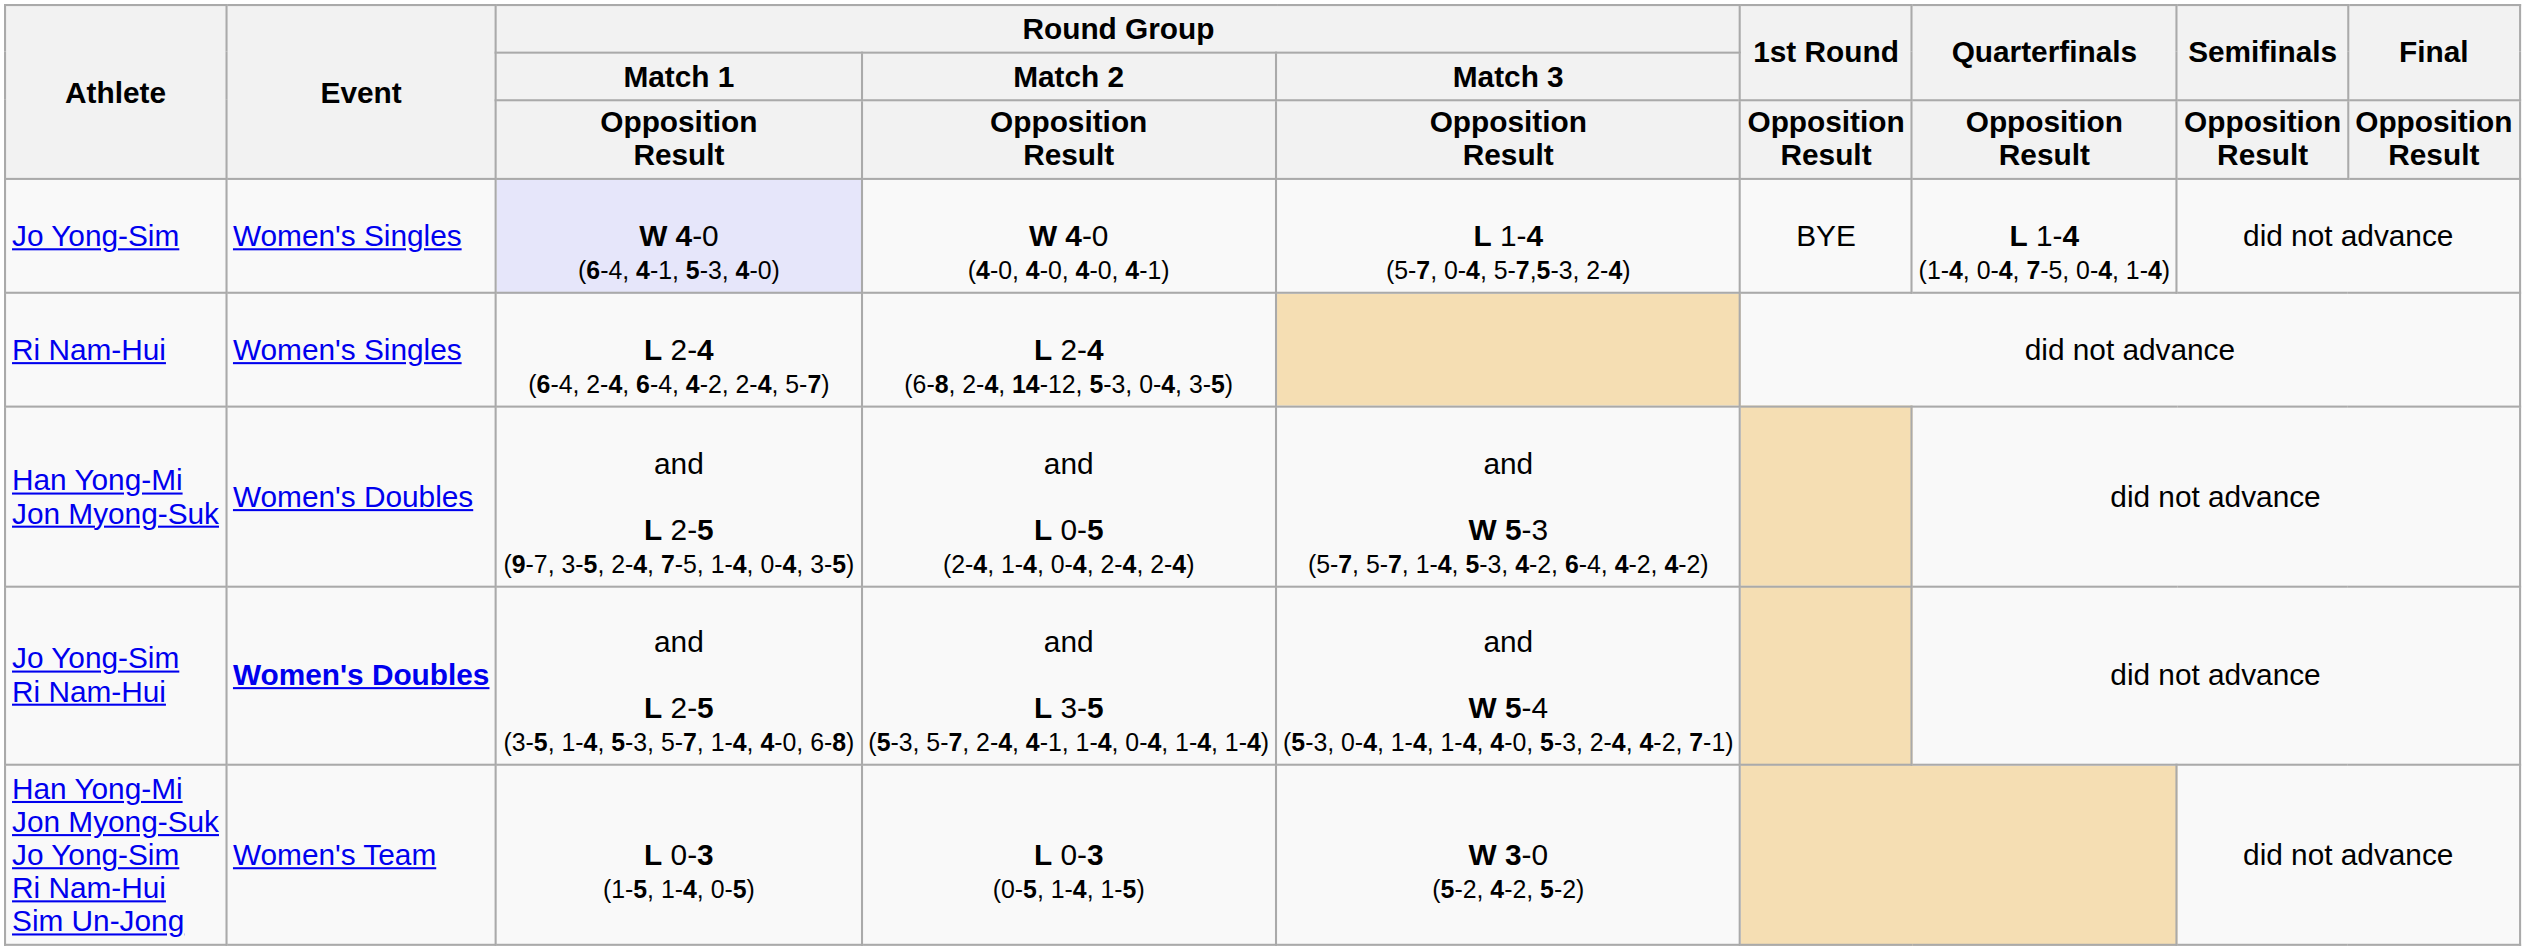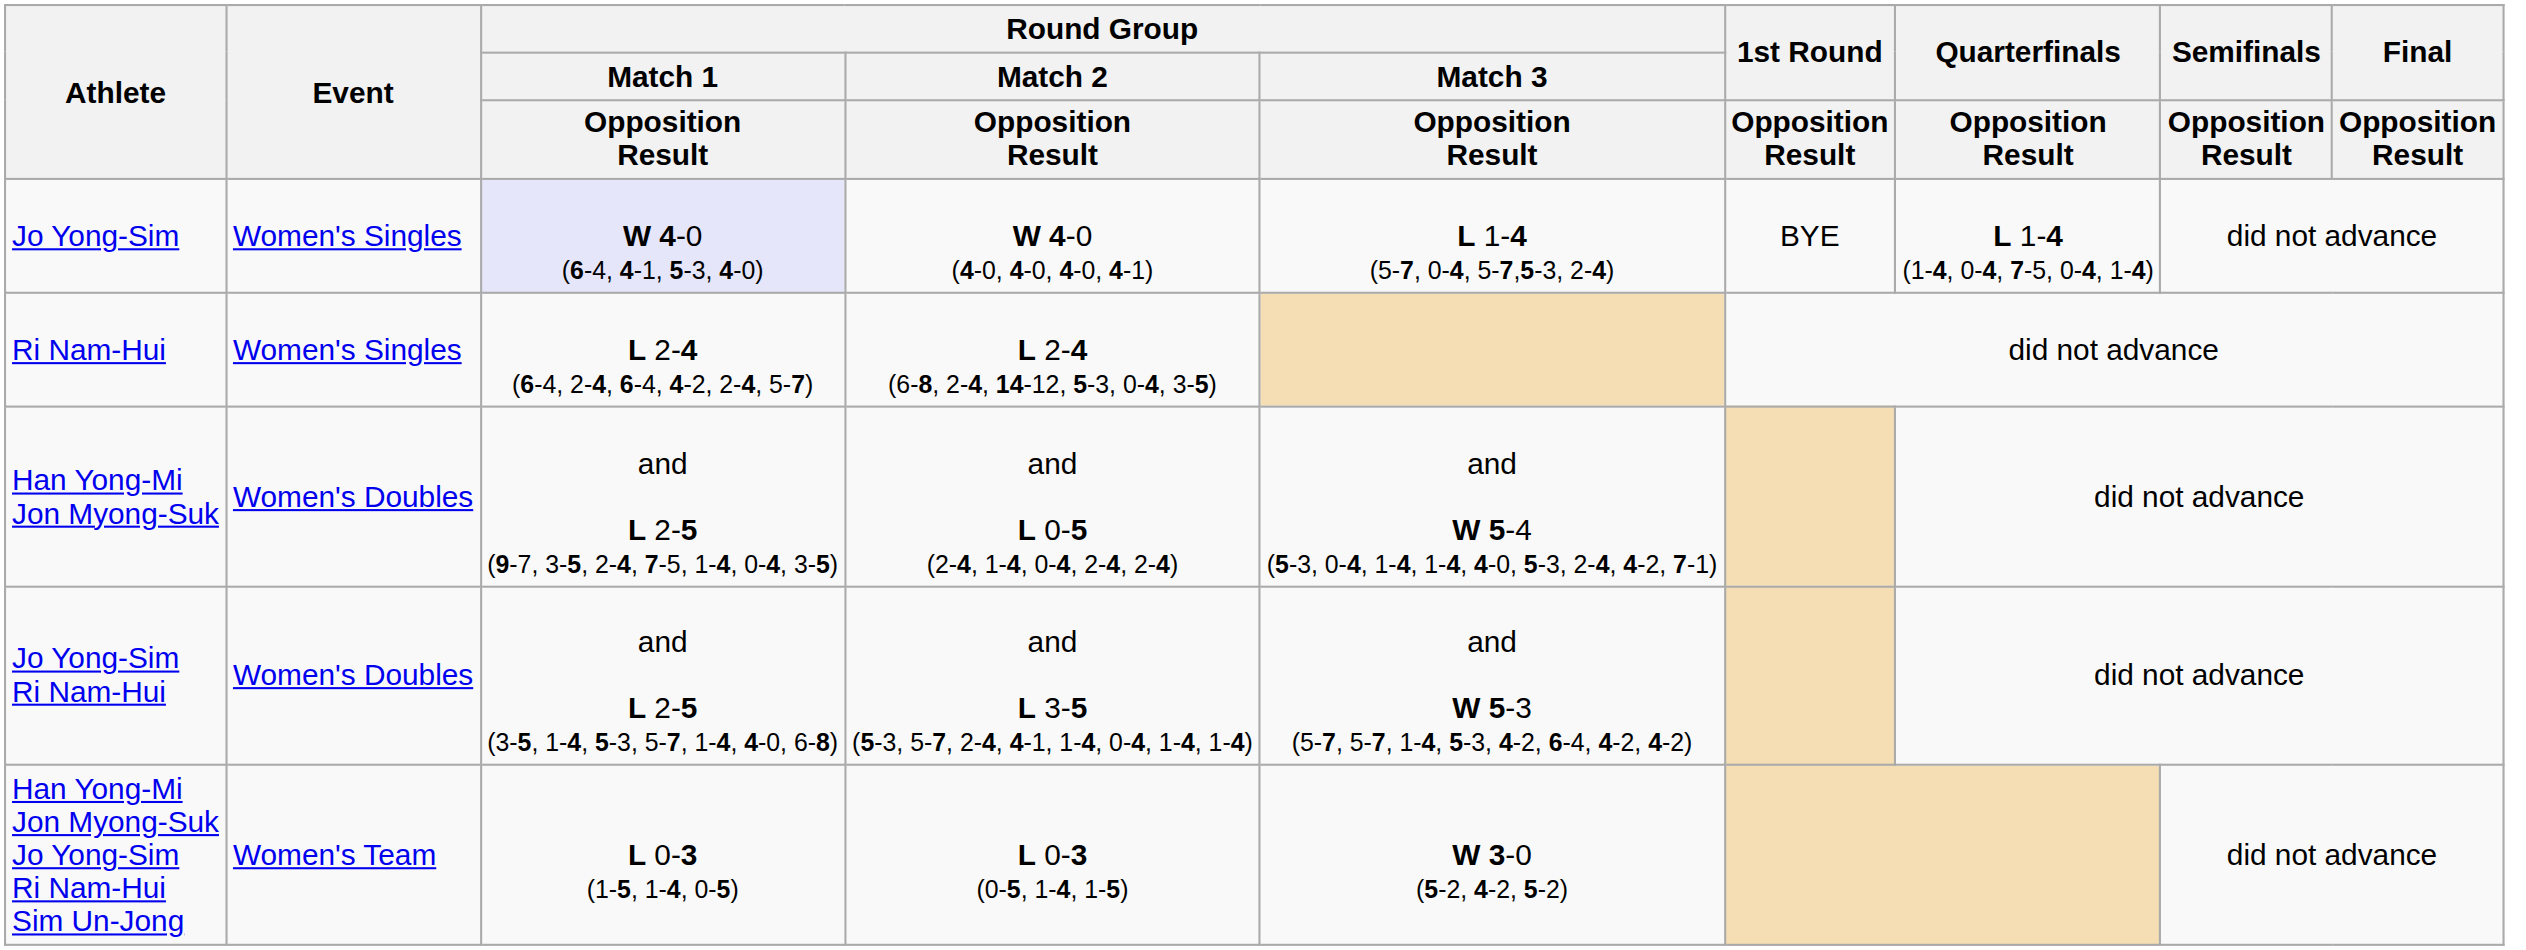(1508, 513) and W 5-3 (5-7, 5-7, 1-4, 5-3, 4-2, 6-4, 4-2, 4-2) -> (1492, 513) and W 5-4 (5-3, 0-4, 1-4, 1-4, 4-0, 5-3, 2-4, 4-2, 7-1)
(361, 676) bold -> (353, 676) normal
(1508, 692) and W 5-4 (5-3, 0-4, 1-4, 1-4, 4-0, 5-3, 2-4, 4-2, 7-1) -> (1492, 692) and W 5-3 (5-7, 5-7, 1-4, 5-3, 4-2, 6-4, 4-2, 4-2)
